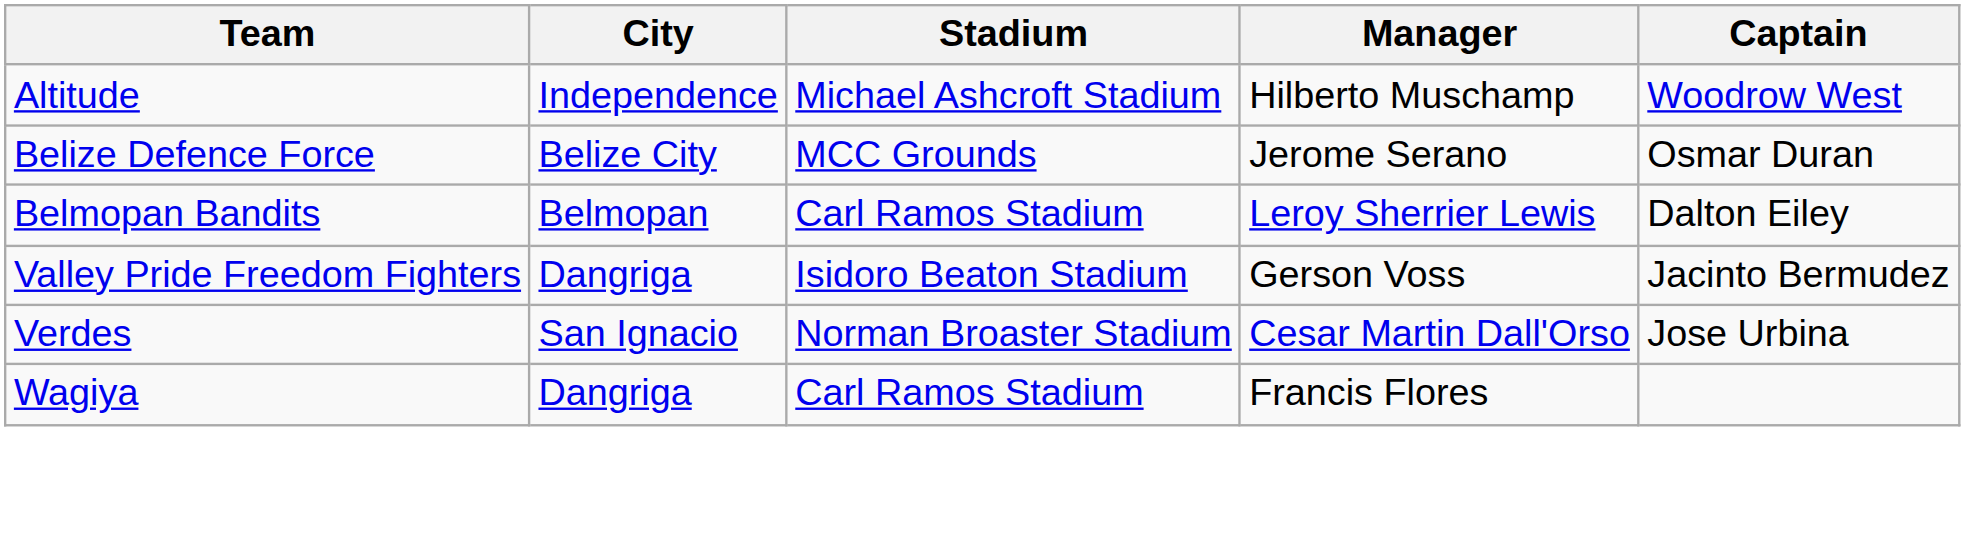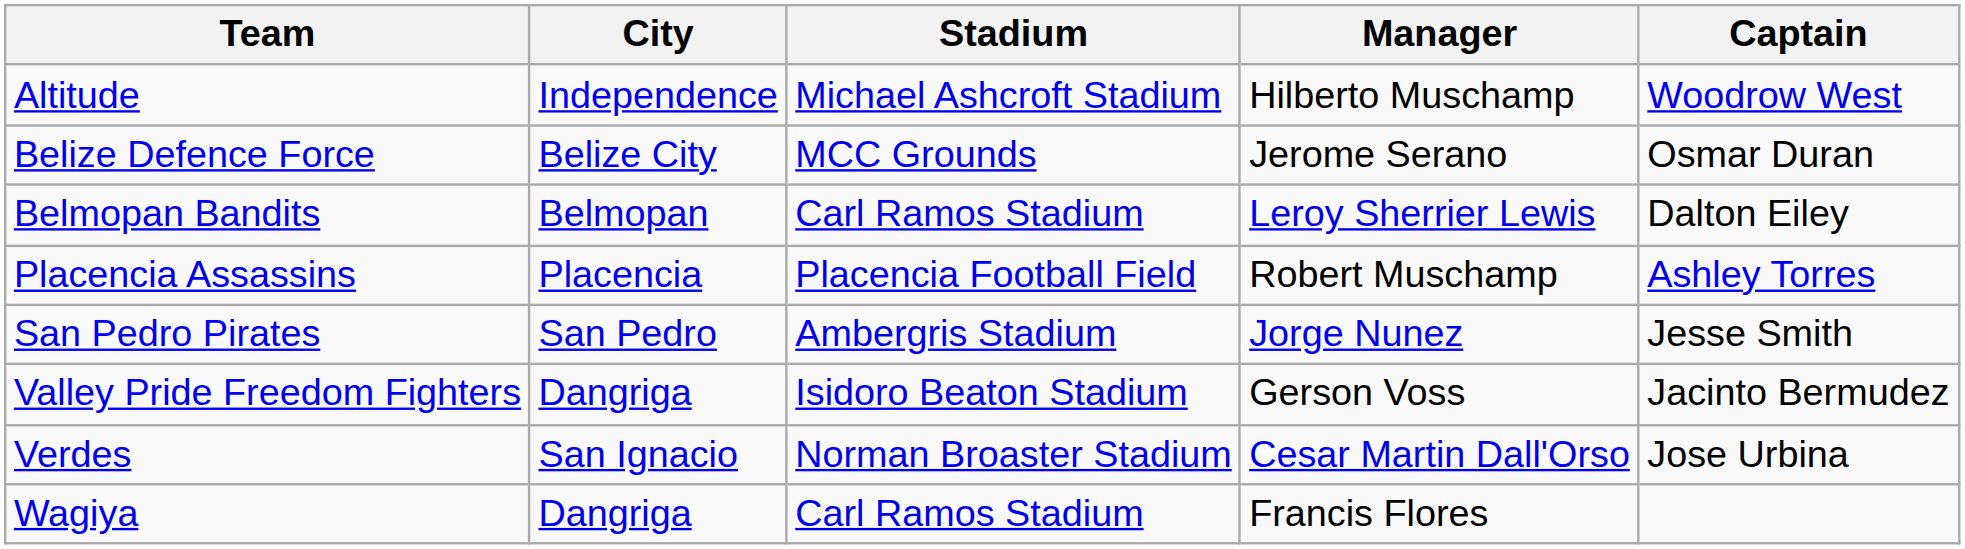+ row: (185, 273)
+ row: (167, 333)
